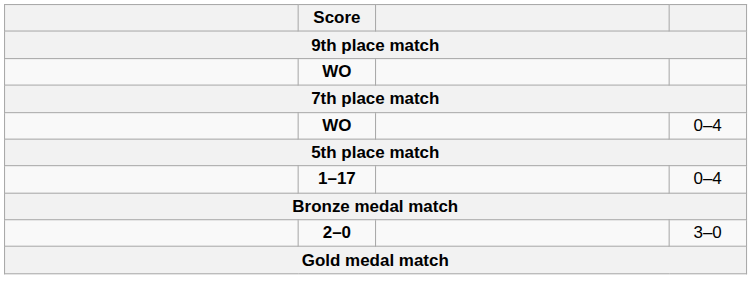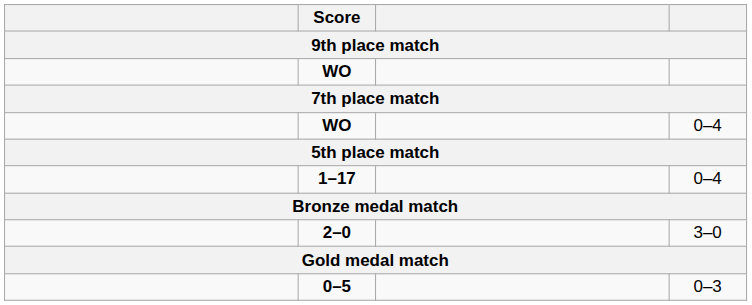+ row: (337, 286)
